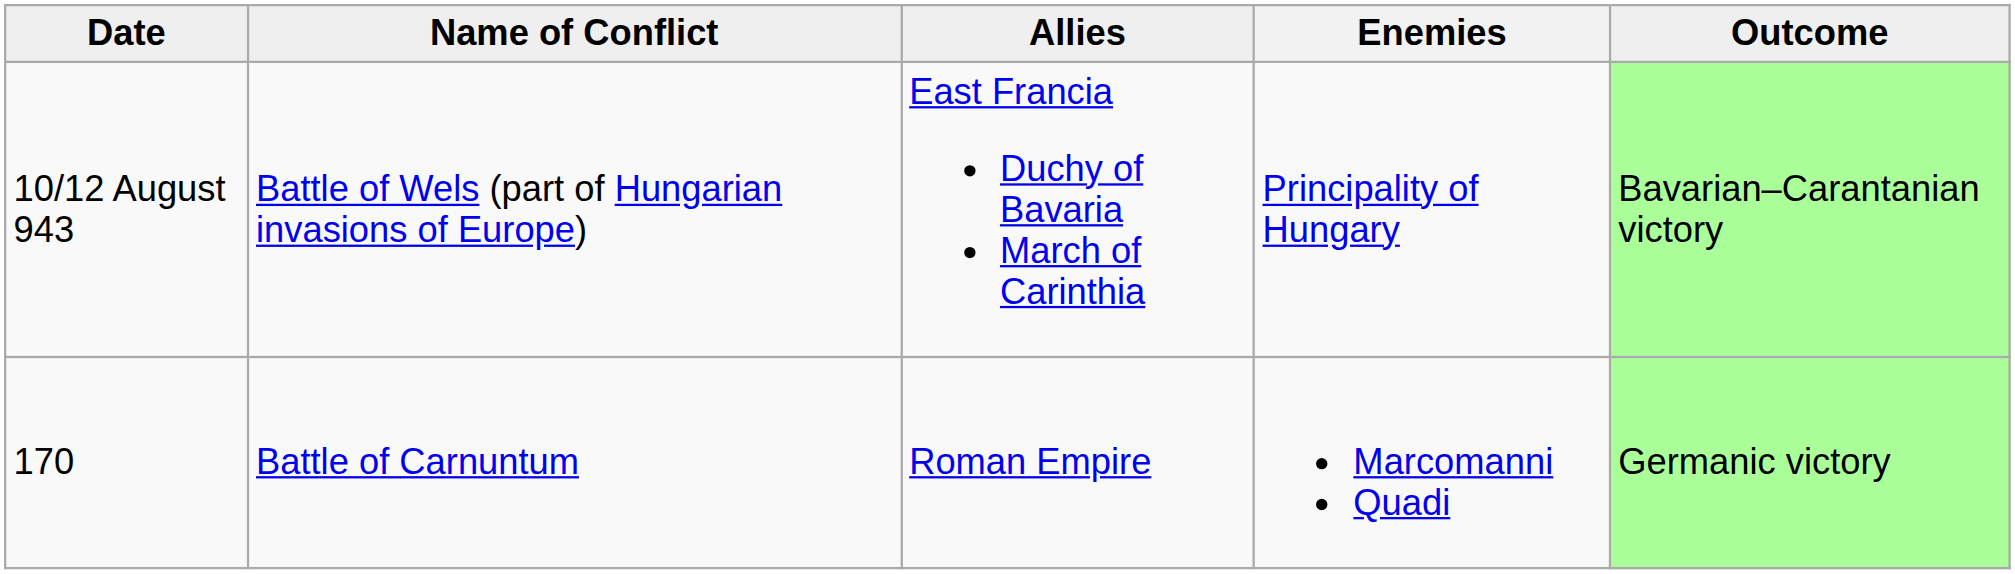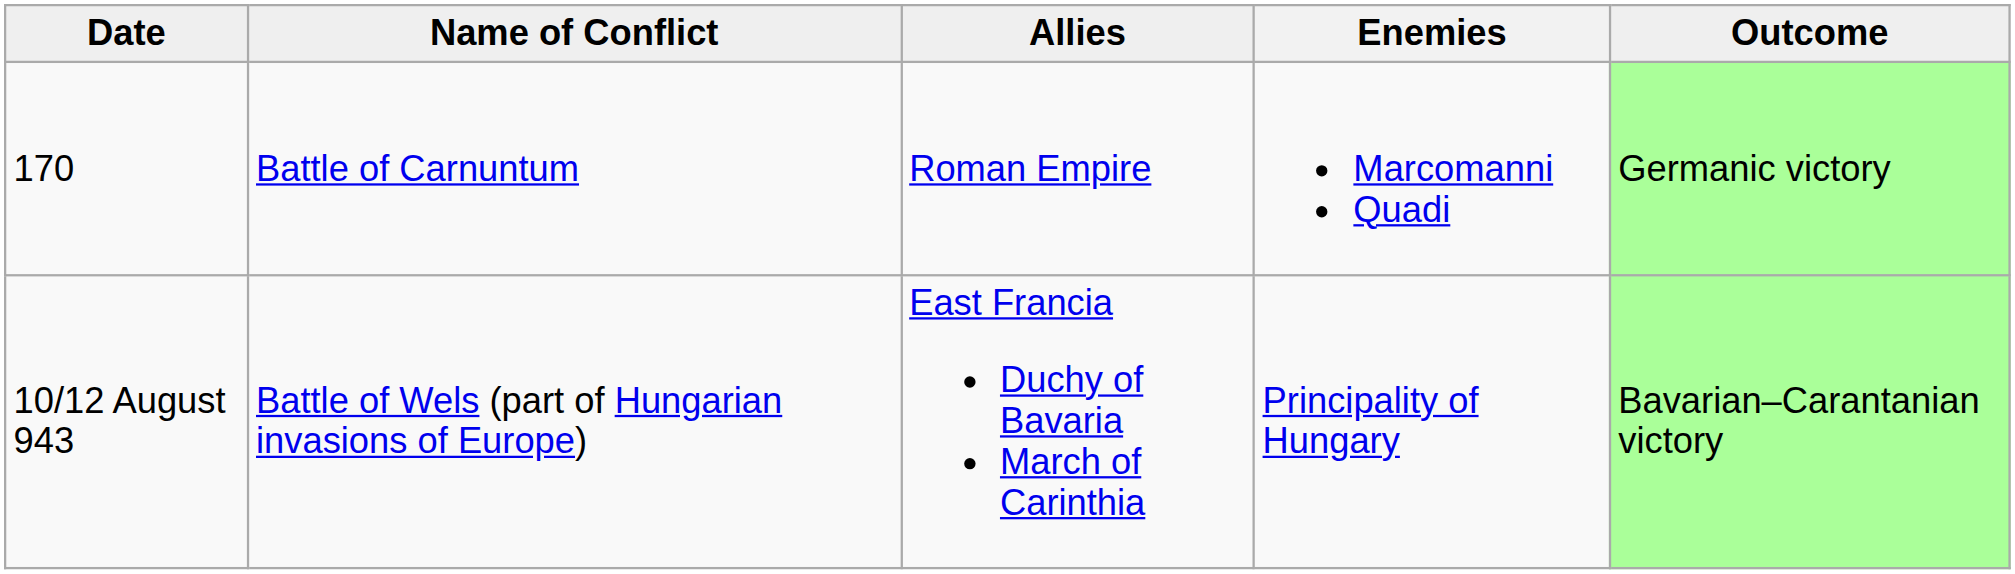rows swapped: (44, 461) <-> (120, 208)
